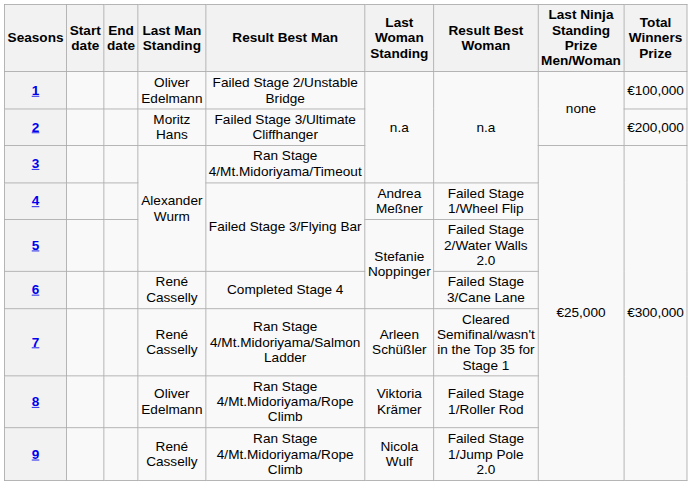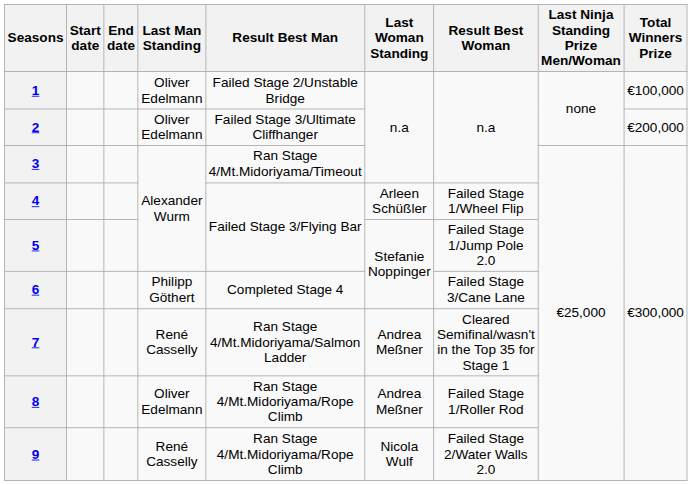(172, 127) Moritz Hans -> (172, 127) Oliver Edelmann
(399, 201) Andrea Meßner -> (399, 201) Arleen Schüßler
(486, 245) Failed Stage 2/Water Walls 2.0 -> (486, 245) Failed Stage 1/Jump Pole 2.0
(172, 290) René Casselly -> (172, 290) Philipp Göthert
(399, 342) Arleen Schüßler -> (399, 342) Andrea Meßner
(399, 402) Viktoria Krämer -> (399, 402) Andrea Meßner
(486, 454) Failed Stage 1/Jump Pole 2.0 -> (486, 454) Failed Stage 2/Water Walls 2.0
